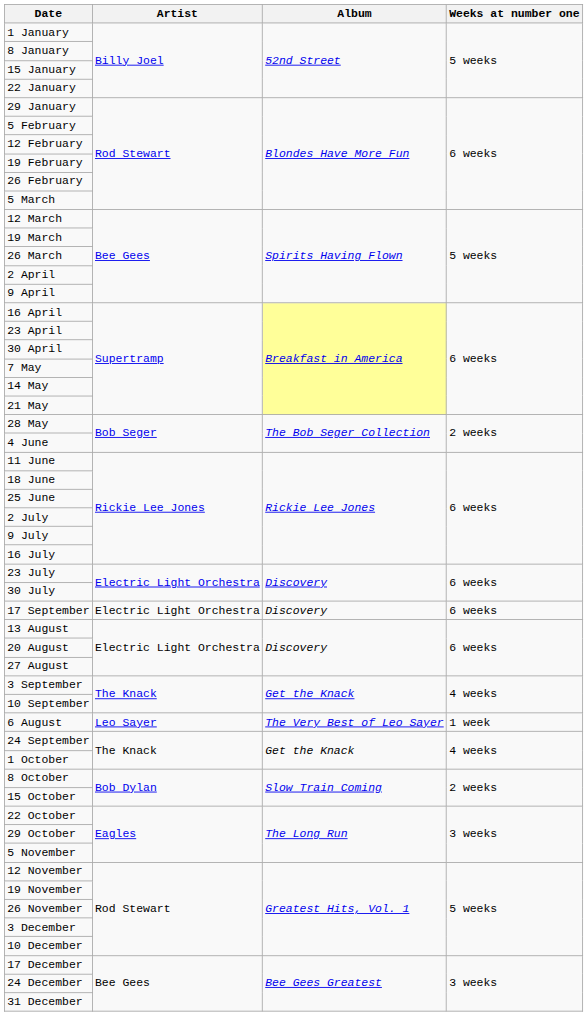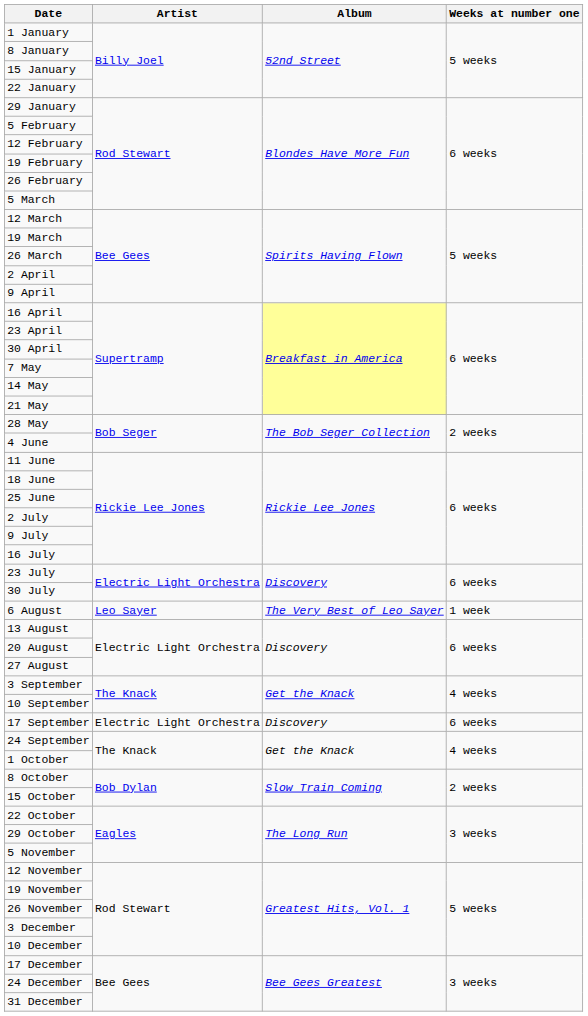rows swapped: (35, 722) <-> (48, 610)
